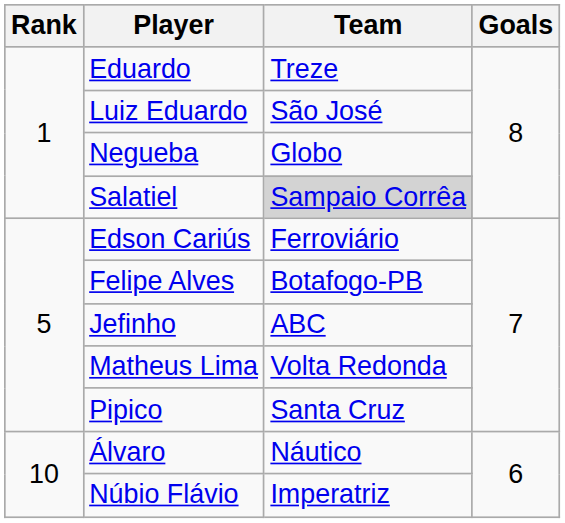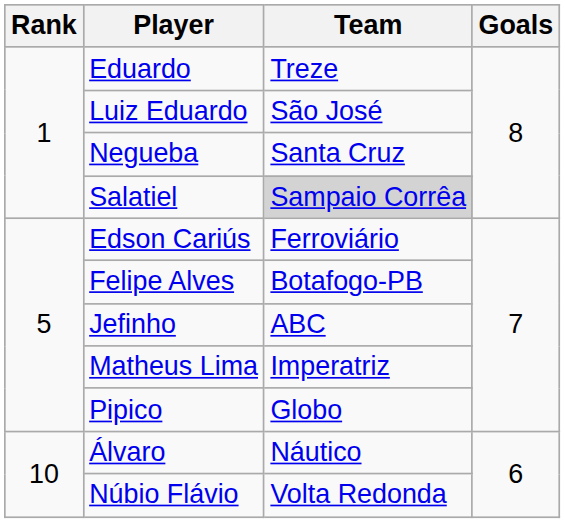(306, 153) Globo -> (338, 153) Santa Cruz
(359, 366) Volta Redonda -> (330, 366) Imperatriz
(338, 409) Santa Cruz -> (306, 409) Globo
(330, 494) Imperatriz -> (359, 494) Volta Redonda
